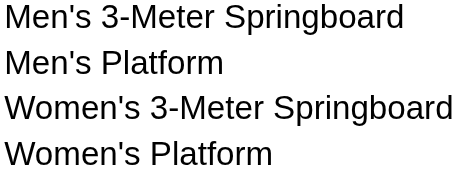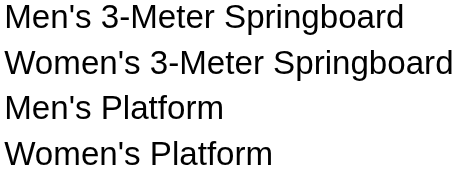rows swapped: (114, 62) <-> (229, 108)
